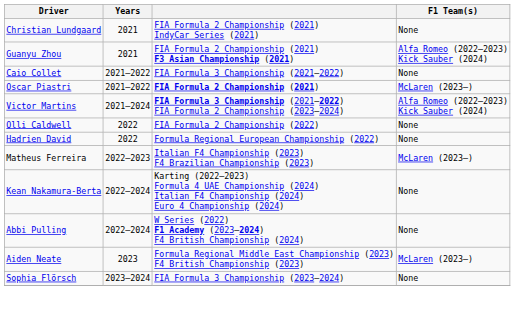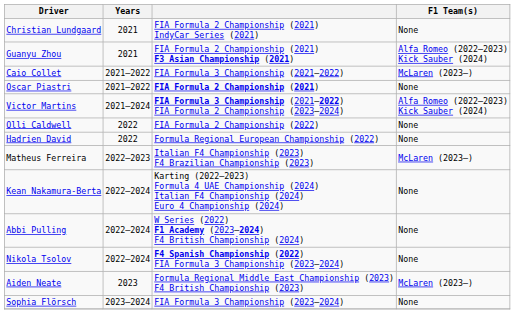(408, 73) None -> (436, 73) McLaren (2023–)
(436, 87) McLaren (2023–) -> (408, 87) None
+ row: (39, 259)
